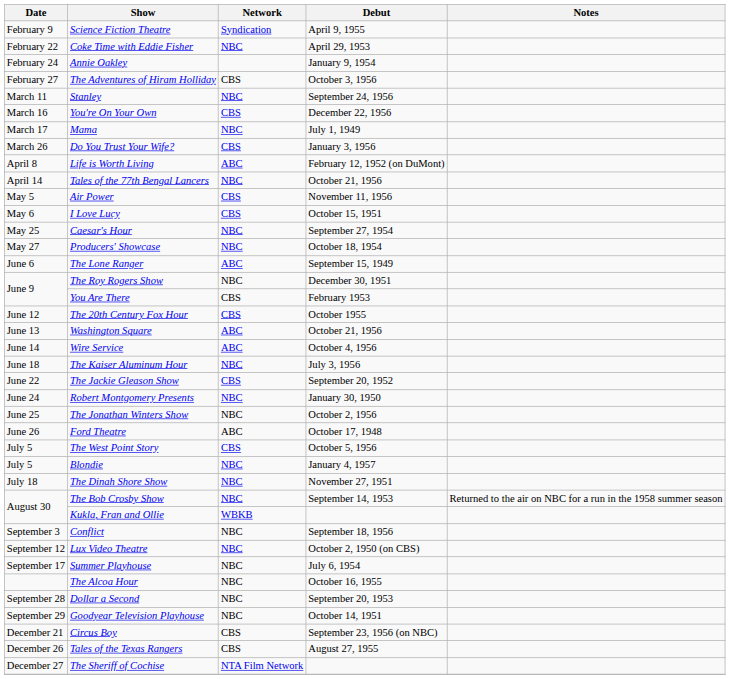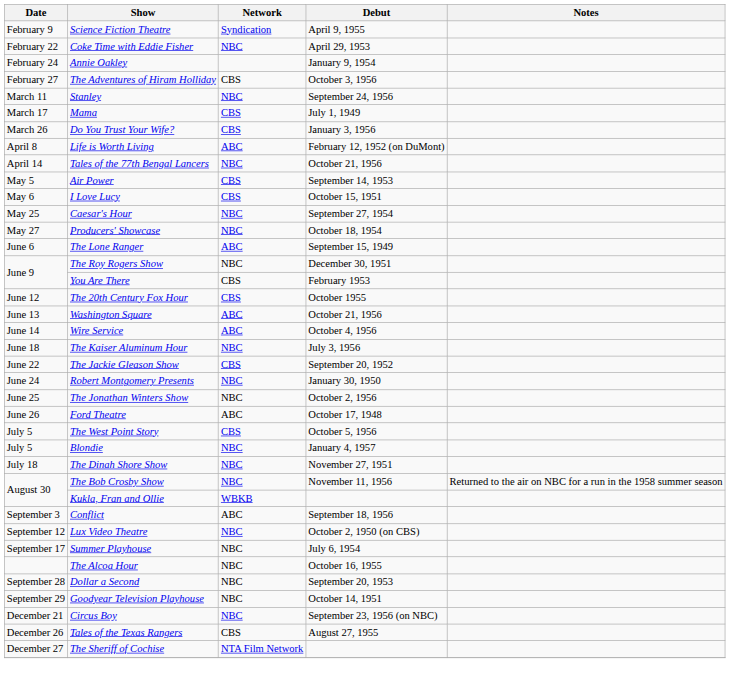- row: (113, 113)
(232, 130) NBC -> (231, 113) CBS
(350, 197) November 11, 1956 -> (351, 180) September 14, 1953
(351, 498) September 14, 1953 -> (350, 481) November 11, 1956
(232, 532) NBC -> (232, 515) ABC
(231, 632) CBS -> (232, 615) NBC
